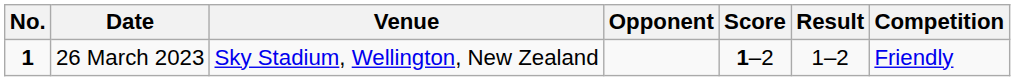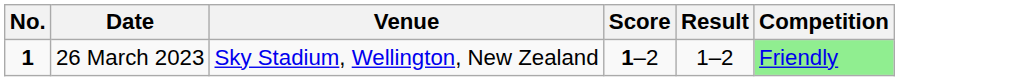- column: (661, 22)
(914, 57) no background -> (799, 57) lightgreen background
